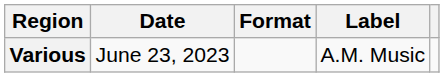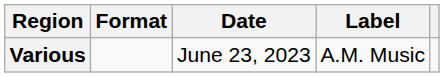columns swapped: (163, 21) <-> (275, 21)
